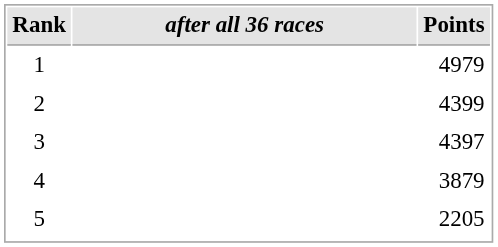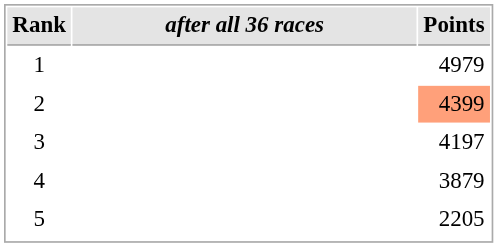(462, 103) no background -> (462, 103) lightsalmon background
(462, 142) 4397 -> (462, 142) 4197
